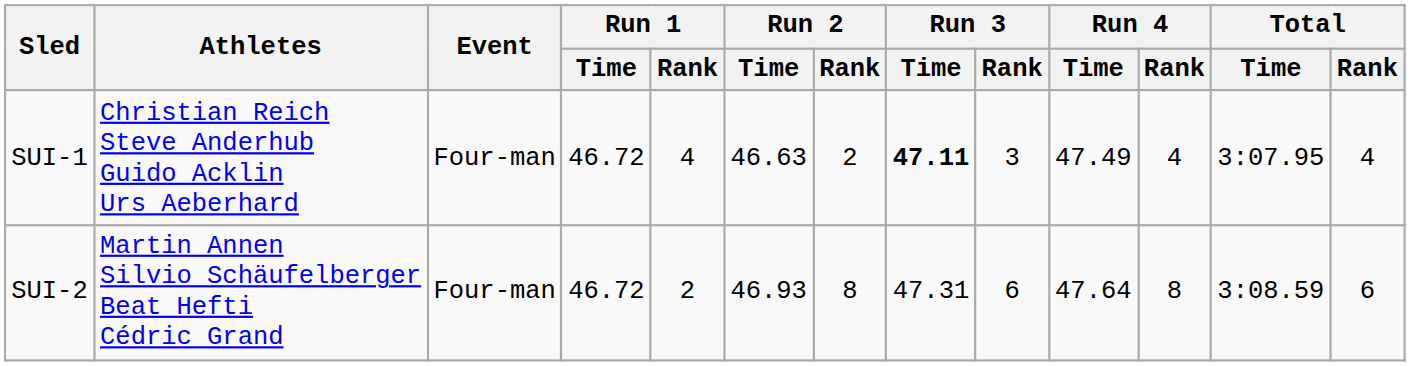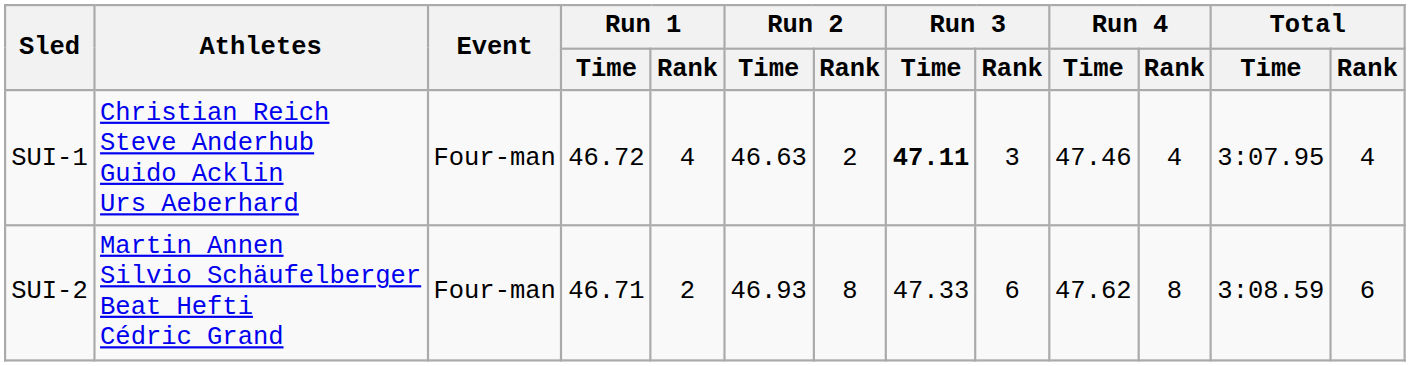(1093, 158) 47.49 -> (1093, 158) 47.46
(606, 292) 46.72 -> (606, 292) 46.71
(931, 292) 47.31 -> (931, 292) 47.33
(1093, 292) 47.64 -> (1093, 292) 47.62
